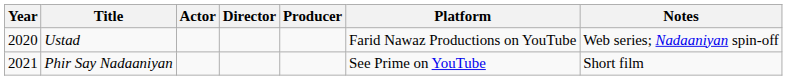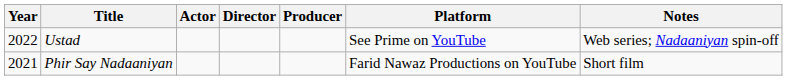(23, 39) 2020 -> (23, 39) 2022
(463, 39) Farid Nawaz Productions on YouTube -> (417, 39) See Prime on YouTube
(417, 63) See Prime on YouTube -> (463, 63) Farid Nawaz Productions on YouTube
